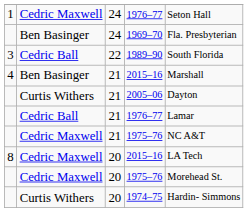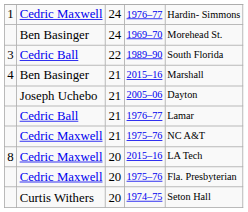(189, 14) Seton Hall -> (204, 14) Hardin- Simmons
(202, 34) Fla. Presbyterian -> (195, 34) Morehead St.
(57, 95) Curtis Withers -> (59, 95) Joseph Uchebo
(195, 177) Morehead St. -> (202, 177) Fla. Presbyterian
(204, 197) Hardin- Simmons -> (189, 197) Seton Hall
